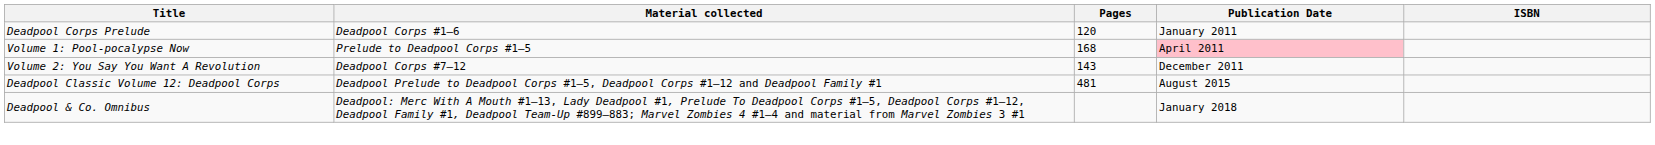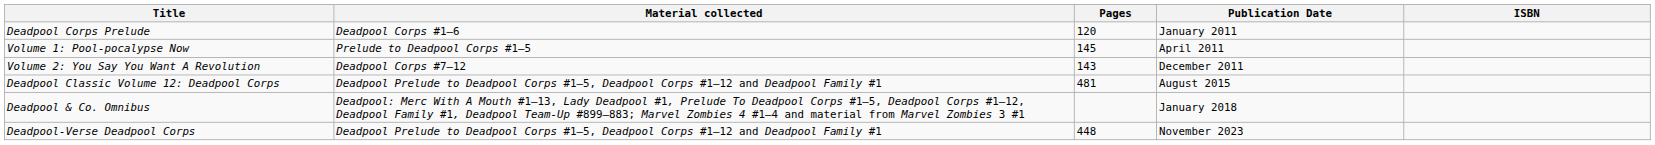(1087, 48) 168 -> (1087, 48) 145
(1192, 48) pink background -> (1192, 48) no background
+ row: (101, 131)
